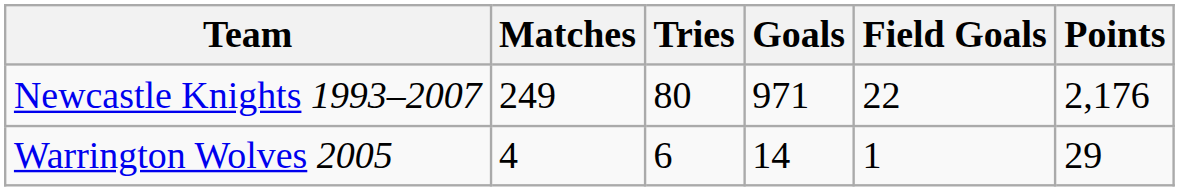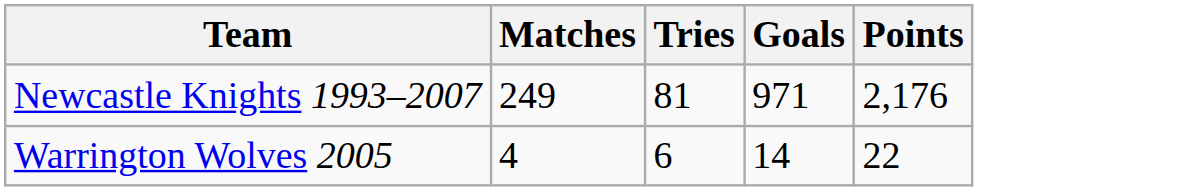- column: (955, 34)
(672, 94) 80 -> (672, 94) 81
(1083, 154) 29 -> (881, 154) 22
